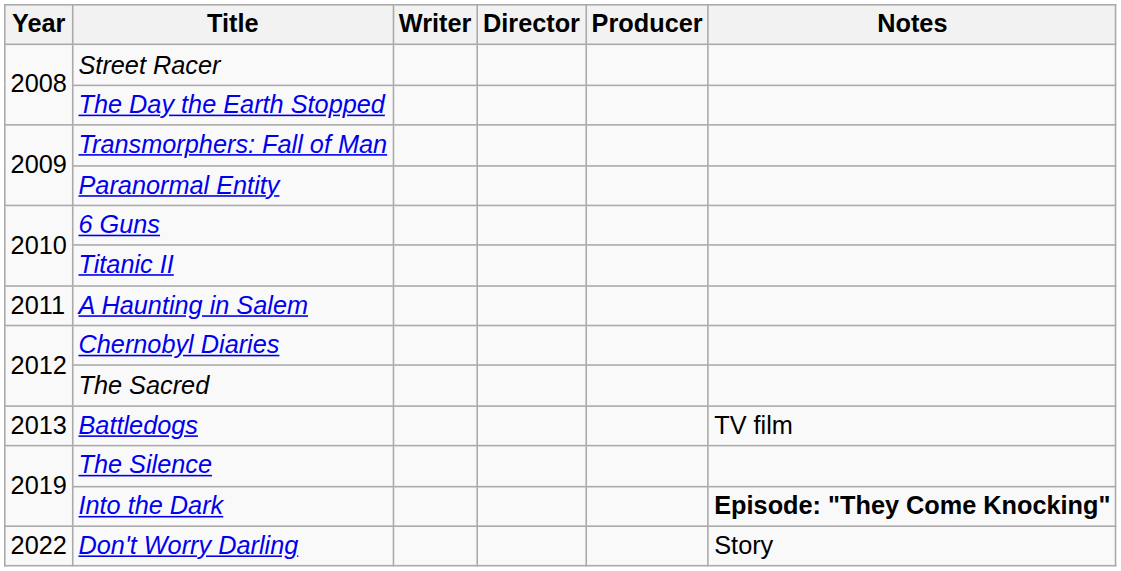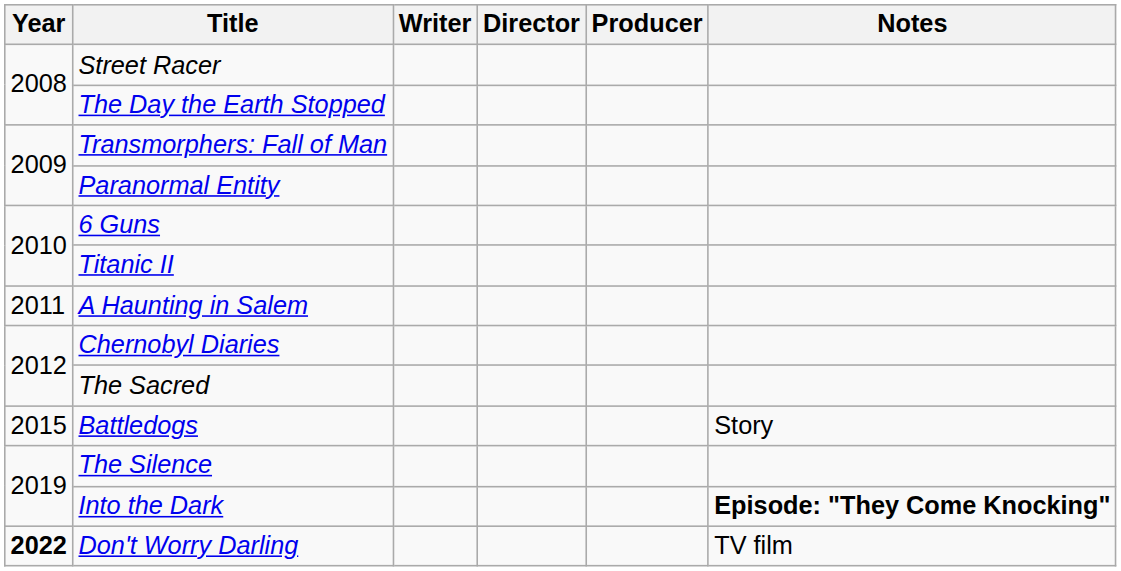(39, 425) 2013 -> (39, 425) 2015
(754, 425) TV film -> (744, 425) Story
(39, 545) normal -> (39, 545) bold
(744, 545) Story -> (754, 545) TV film
